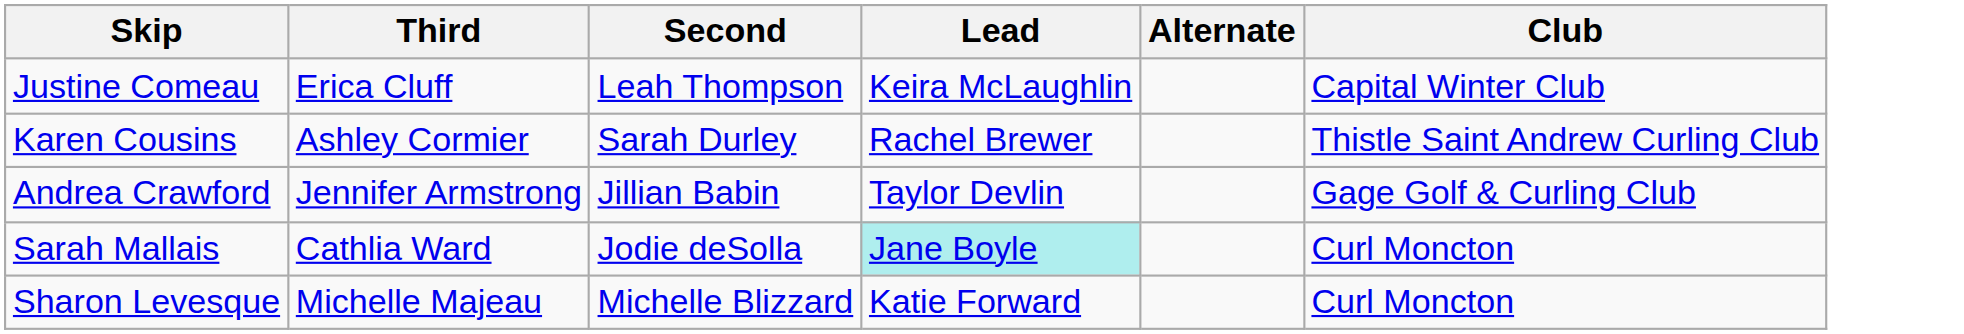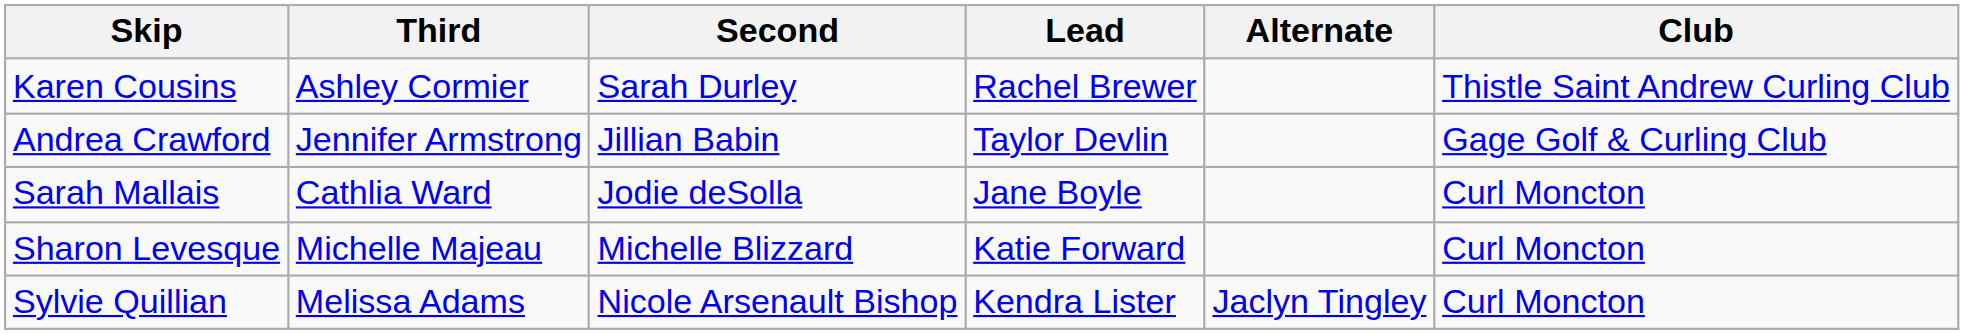- row: (136, 85)
(953, 247) paleturquoise background -> (1058, 193) no background
+ row: (120, 301)
